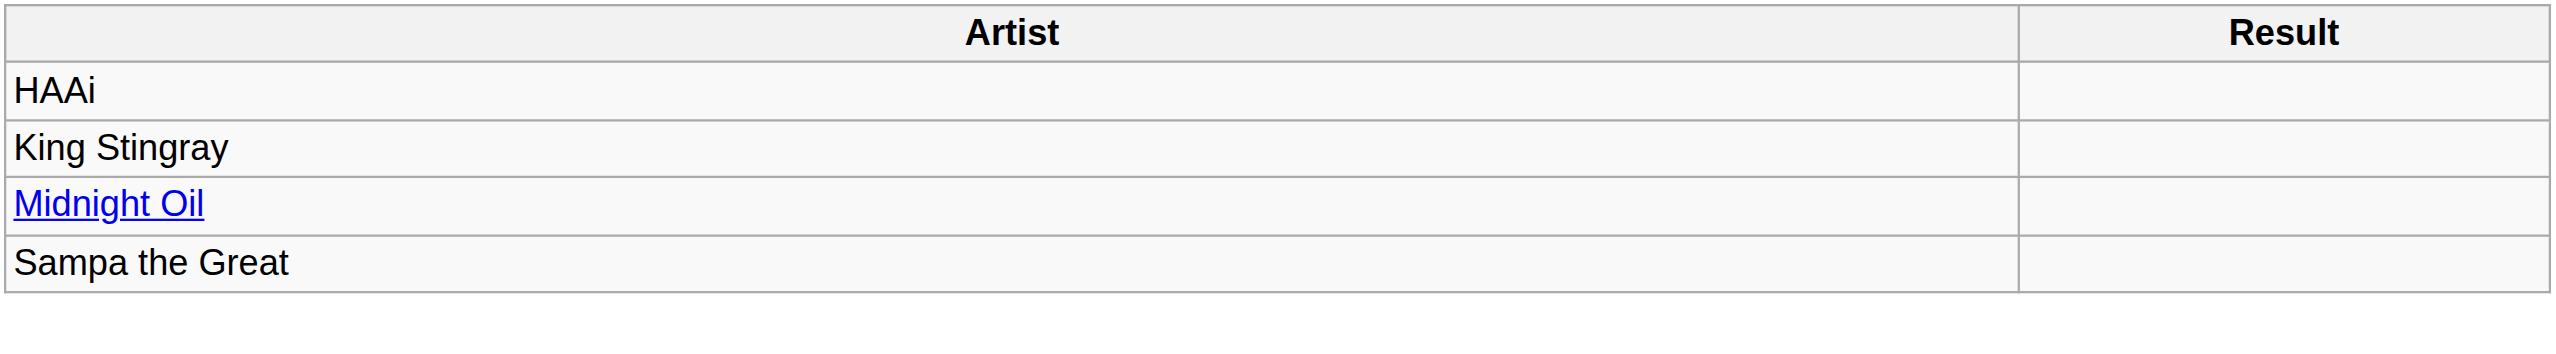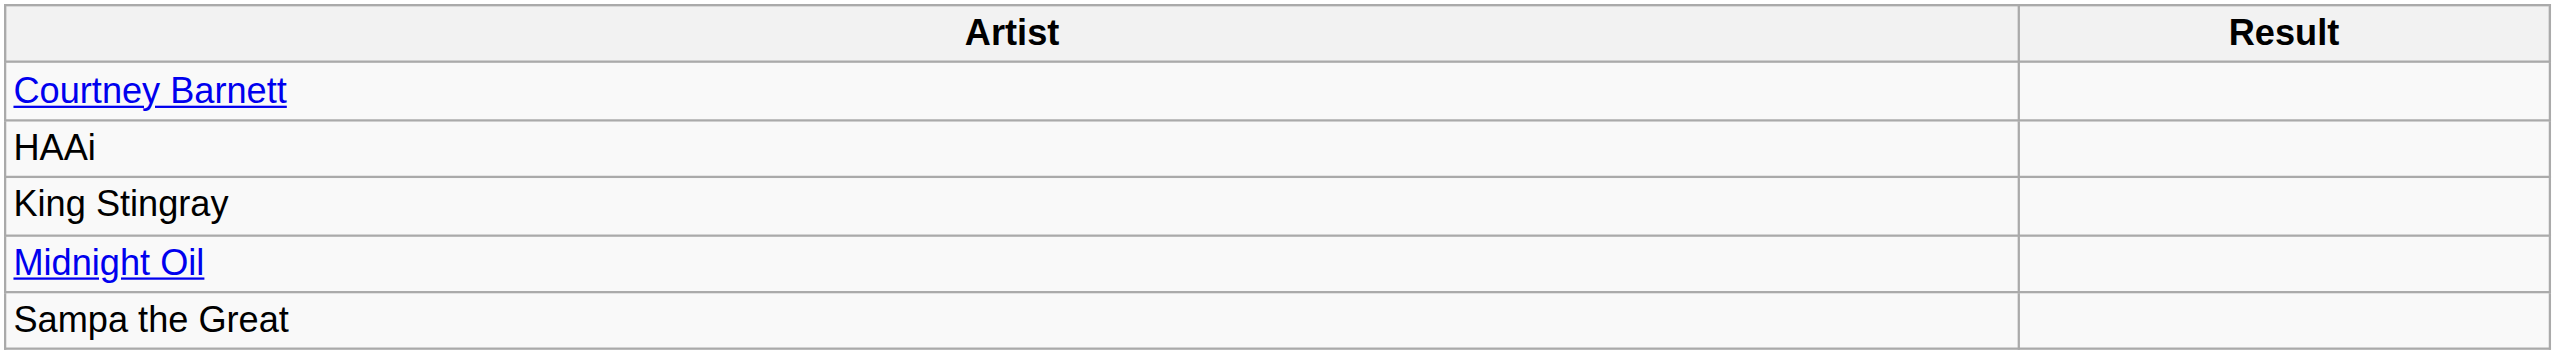+ row: (150, 90)
